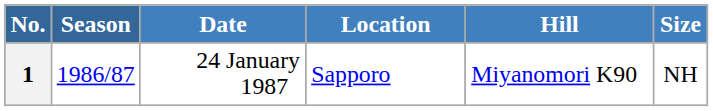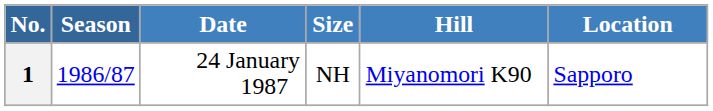columns swapped: (386, 23) <-> (681, 23)
